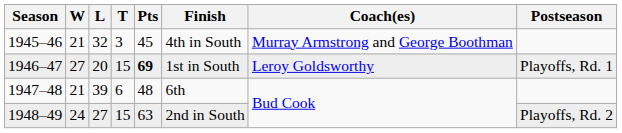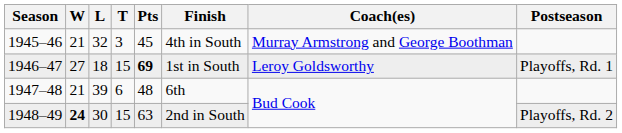(100, 66) 20 -> (100, 66) 18
(77, 115) normal -> (77, 115) bold
(100, 115) 27 -> (100, 115) 30
